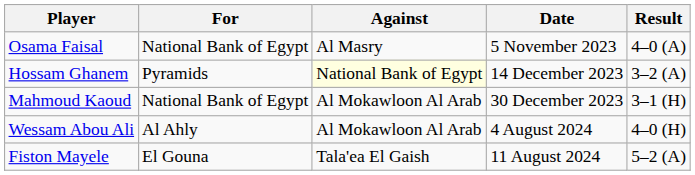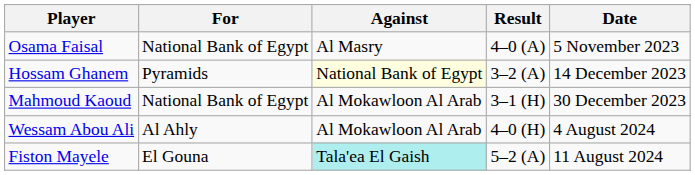columns swapped: (659, 18) <-> (557, 18)
(373, 156) no background -> (373, 156) paleturquoise background
